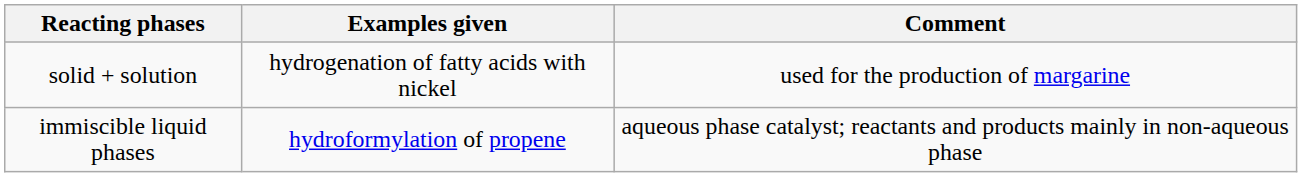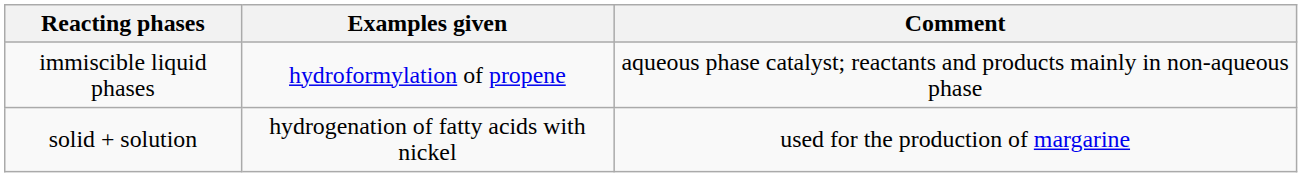rows swapped: (123, 74) <-> (123, 139)
